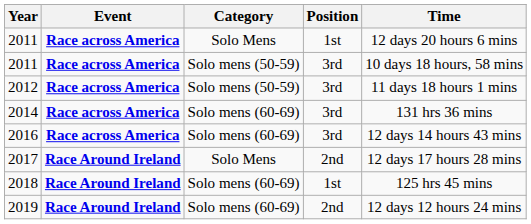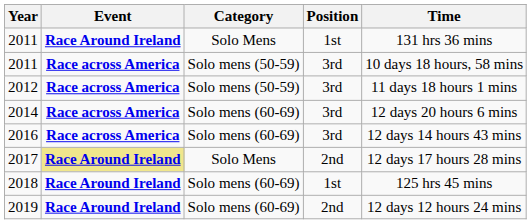(113, 40) Race across America -> (113, 40) Race Around Ireland
(444, 40) 12 days 20 hours 6 mins -> (444, 40) 131 hrs 36 mins
(444, 111) 131 hrs 36 mins -> (444, 111) 12 days 20 hours 6 mins
(113, 159) no background -> (113, 159) khaki background
